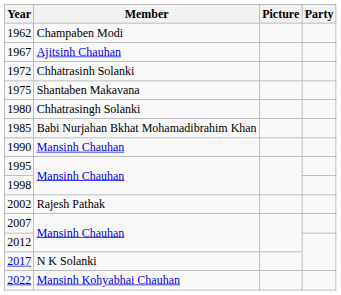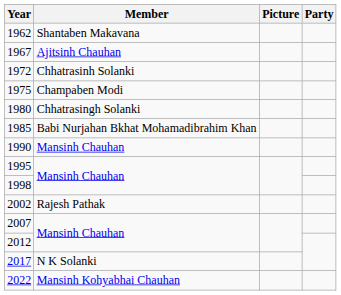(80, 33) Champaben Modi -> (88, 33) Shantaben Makavana
(88, 90) Shantaben Makavana -> (80, 90) Champaben Modi
